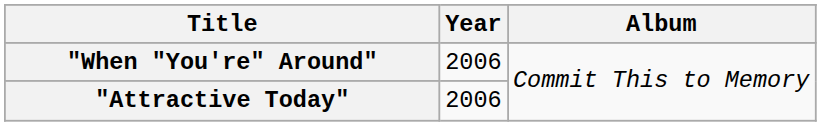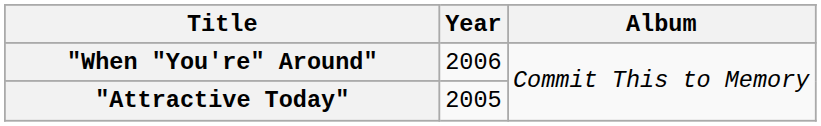(473, 101) 2006 -> (473, 101) 2005
